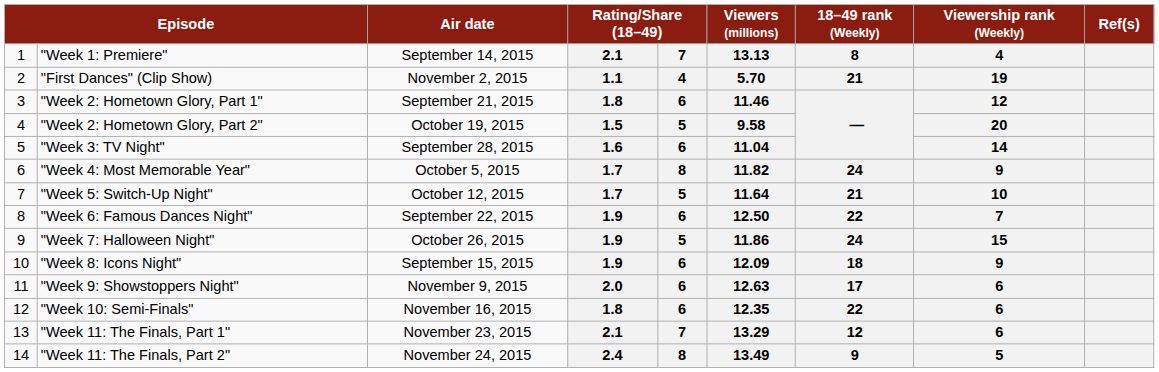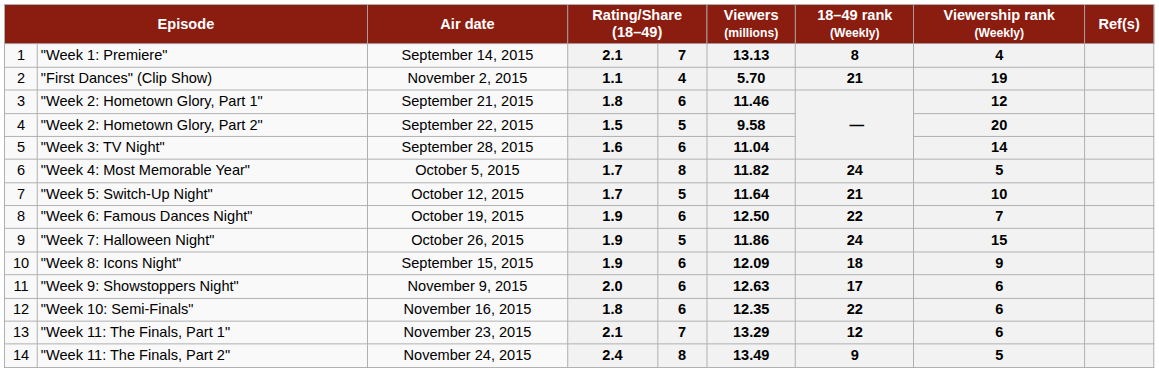(467, 124) October 19, 2015 -> (467, 124) September 22, 2015
(999, 170) 9 -> (999, 170) 5
(467, 217) September 22, 2015 -> (467, 217) October 19, 2015
